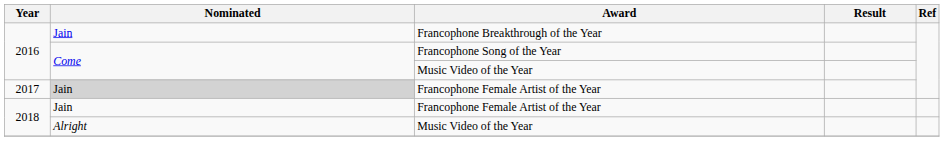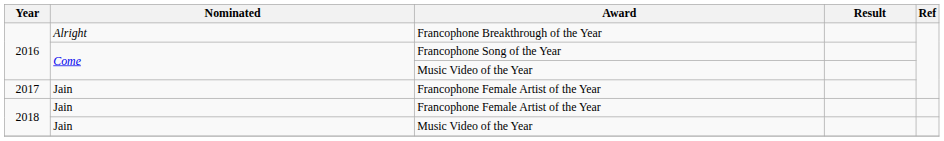(63, 32) Jain -> (70, 32) Alright
(63, 88) lightgrey background -> (63, 88) no background
(70, 126) Alright -> (63, 126) Jain
